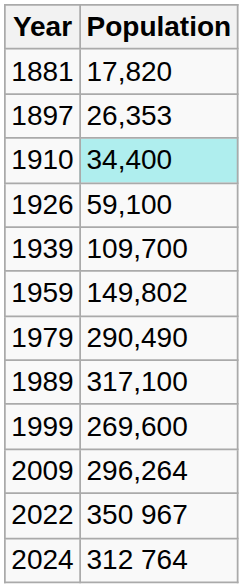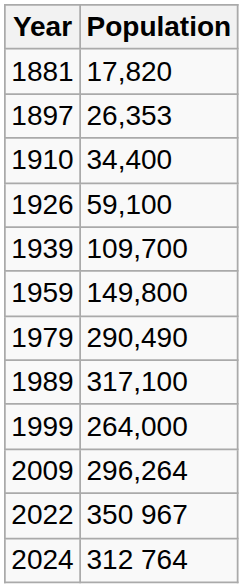(129, 159) paleturquoise background -> (129, 159) no background
(137, 293) 149,802 -> (137, 293) 149,800
(137, 426) 269,600 -> (137, 426) 264,000
